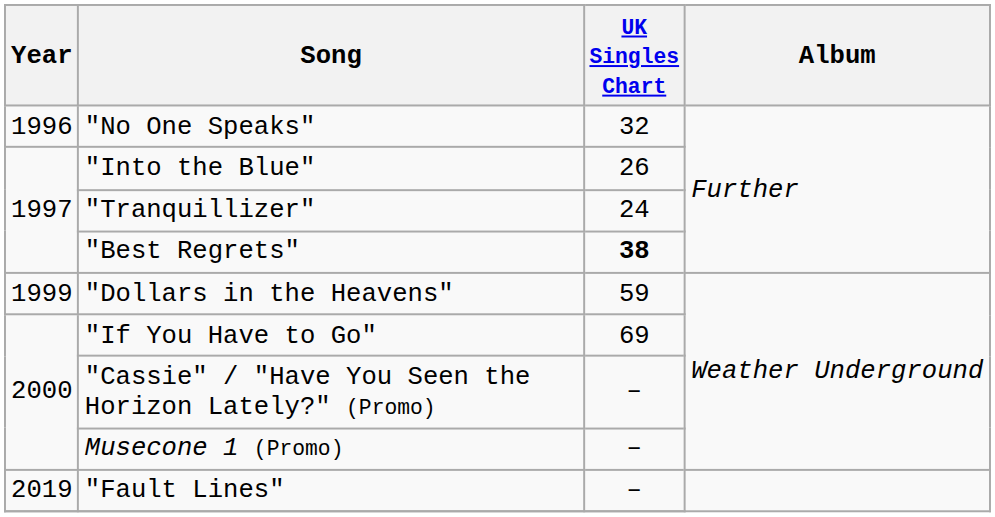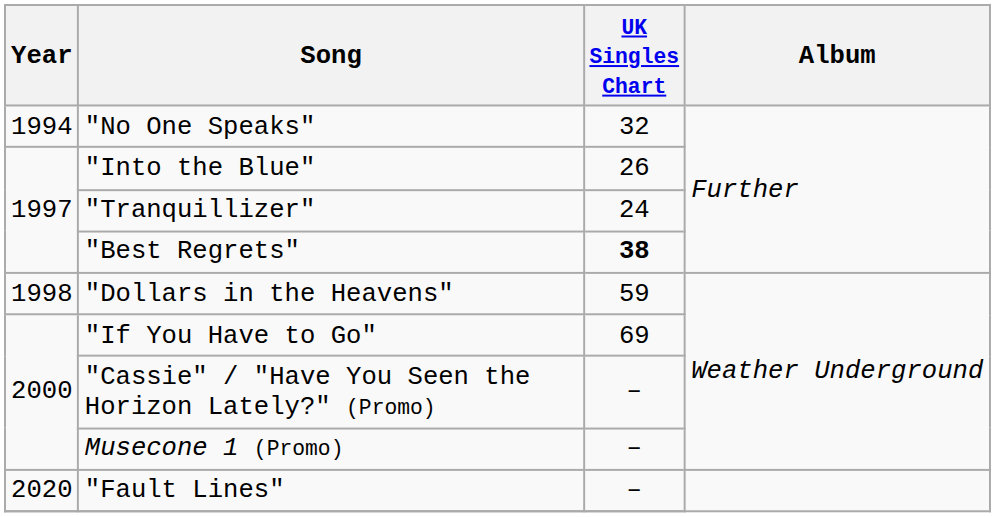(42, 127) 1996 -> (42, 127) 1994
(42, 294) 1999 -> (42, 294) 1998
(42, 490) 2019 -> (42, 490) 2020
